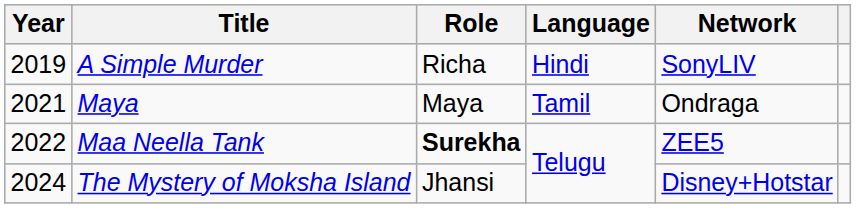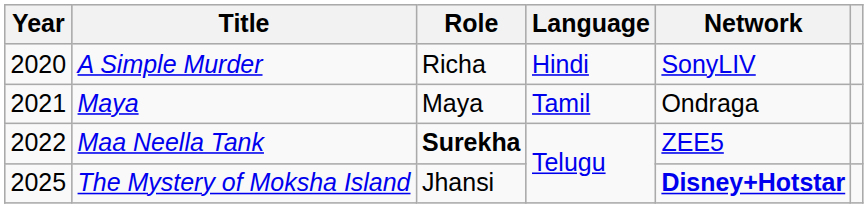(38, 63) 2019 -> (38, 63) 2020
(38, 182) 2024 -> (38, 182) 2025
(747, 182) normal -> (753, 182) bold
